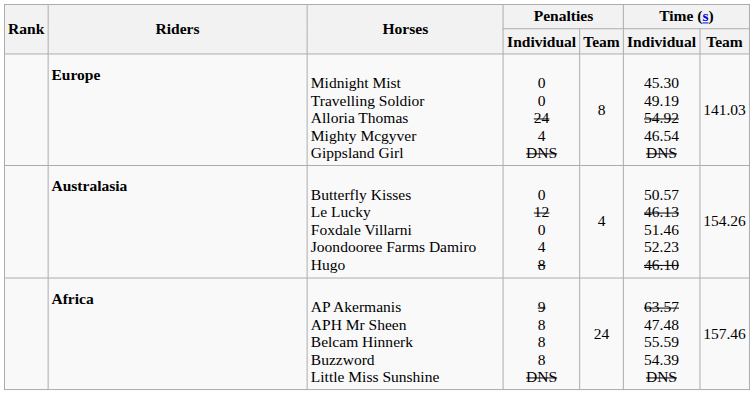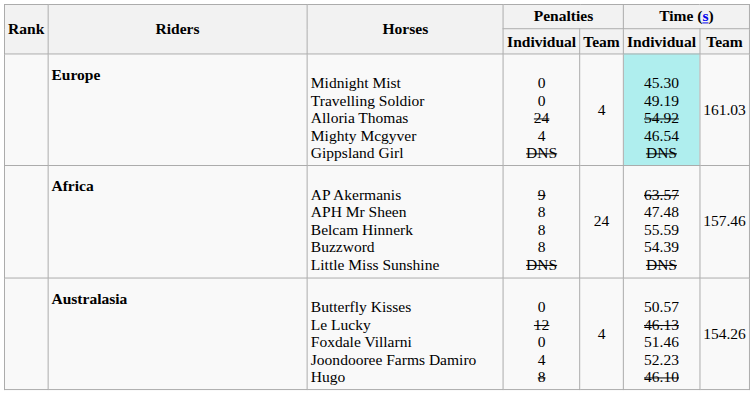(602, 109) 8 -> (602, 109) 4
(661, 118) no background -> (661, 118) paleturquoise background
(724, 109) 141.03 -> (724, 109) 161.03
rows swapped: (89, 186) <-> (73, 298)
